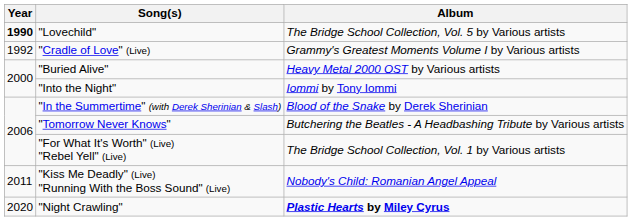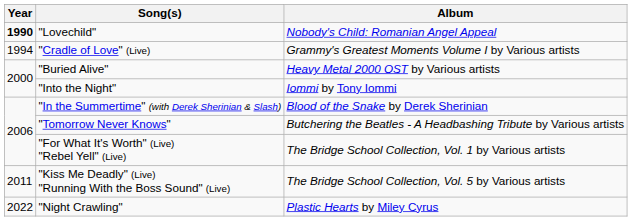(426, 32) The Bridge School Collection, Vol. 5 by Various artists -> (391, 32) Nobody's Child: Romanian Angel Appeal
(20, 50) 1992 -> (20, 50) 1994
(391, 181) Nobody's Child: Romanian Angel Appeal -> (426, 181) The Bridge School Collection, Vol. 5 by Various artists
(20, 206) 2020 -> (20, 206) 2022
(368, 206) bold -> (362, 206) normal
